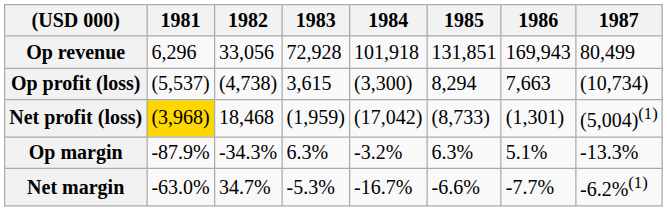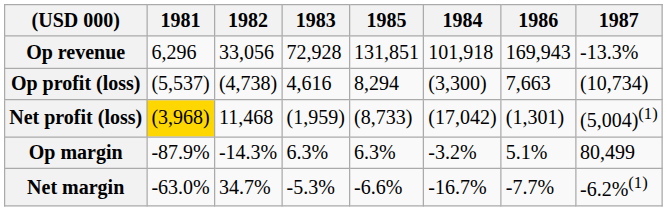columns swapped: (388, 20) <-> (464, 20)
(607, 52) 80,499 -> (609, 52) -13.3%
(309, 83) 3,615 -> (309, 83) 4,616
(246, 118) 18,468 -> (246, 118) 11,468
(248, 152) -34.3% -> (248, 152) -14.3%
(609, 152) -13.3% -> (607, 152) 80,499
